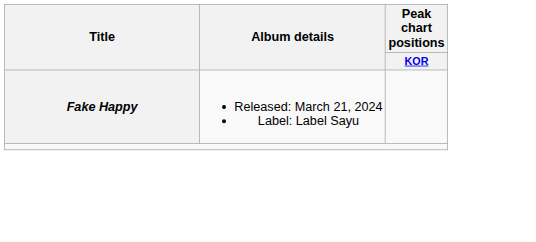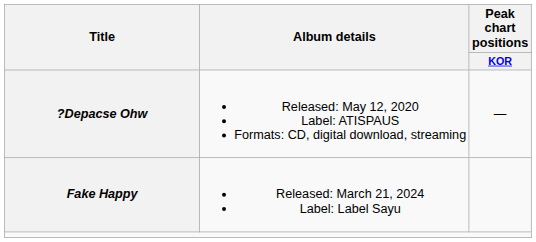+ row: (102, 113)
